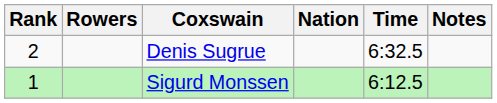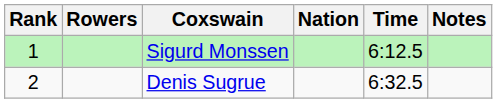rows swapped: (218, 82) <-> (206, 51)
